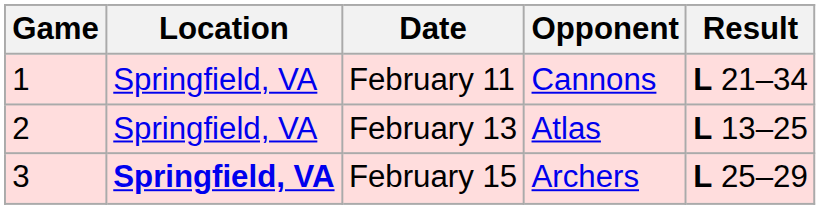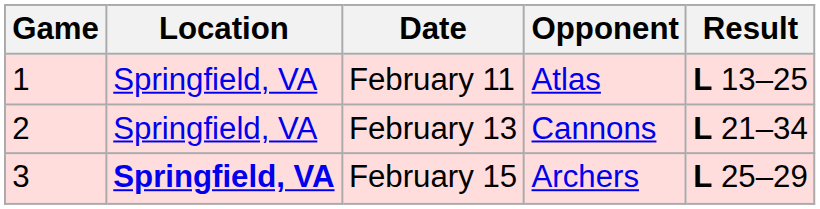(594, 78) Cannons -> (566, 78) Atlas
(750, 78) L 21–34 -> (750, 78) L 13–25
(566, 128) Atlas -> (594, 128) Cannons
(750, 128) L 13–25 -> (750, 128) L 21–34
